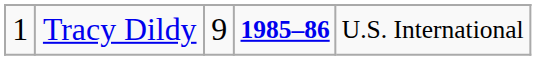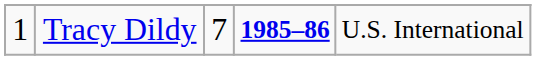(219, 29) 9 -> (219, 29) 7
